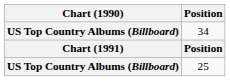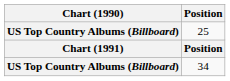rows swapped: (203, 31) <-> (203, 66)
